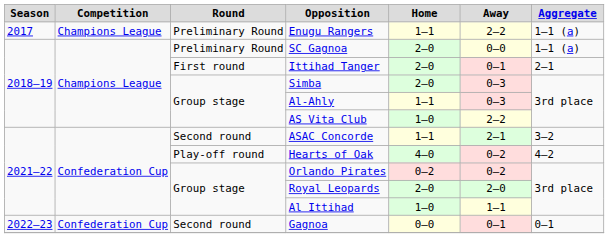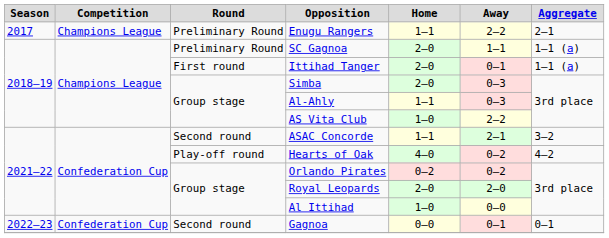(557, 31) 1–1 (a) -> (544, 31) 2–1
(496, 48) 0–0 -> (496, 48) 1–1
(544, 66) 2–1 -> (557, 66) 1–1 (a)
(496, 207) 1–1 -> (496, 207) 0–0
